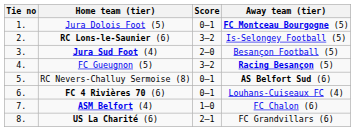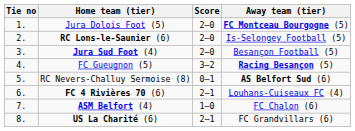(207, 25) 0–1 -> (207, 25) 2–0
(207, 38) 3–2 -> (207, 38) 2–0
(207, 92) 0–1 -> (207, 92) 2–1
